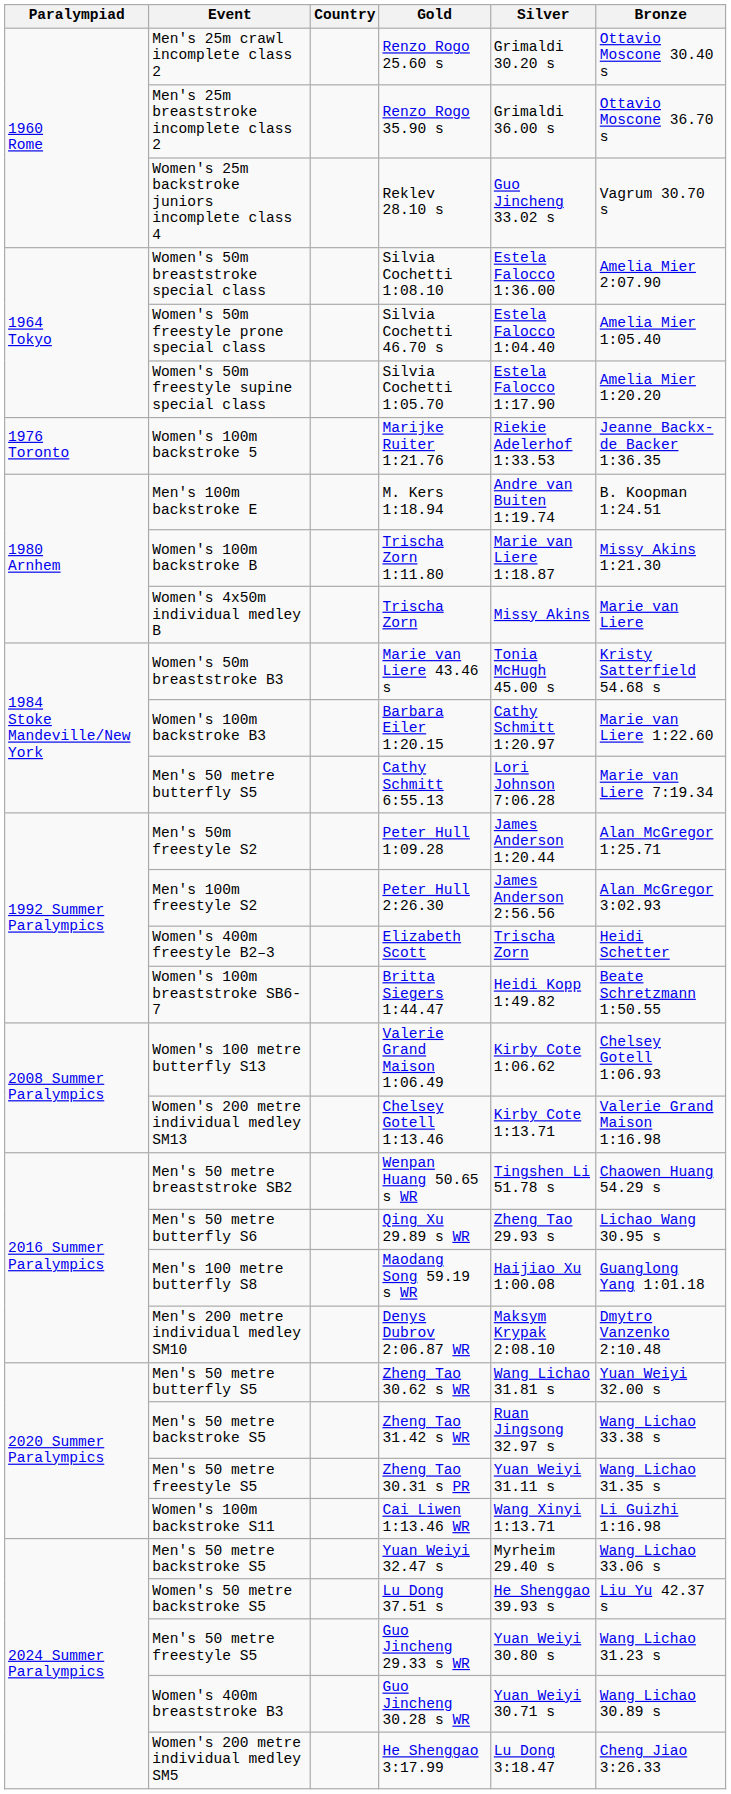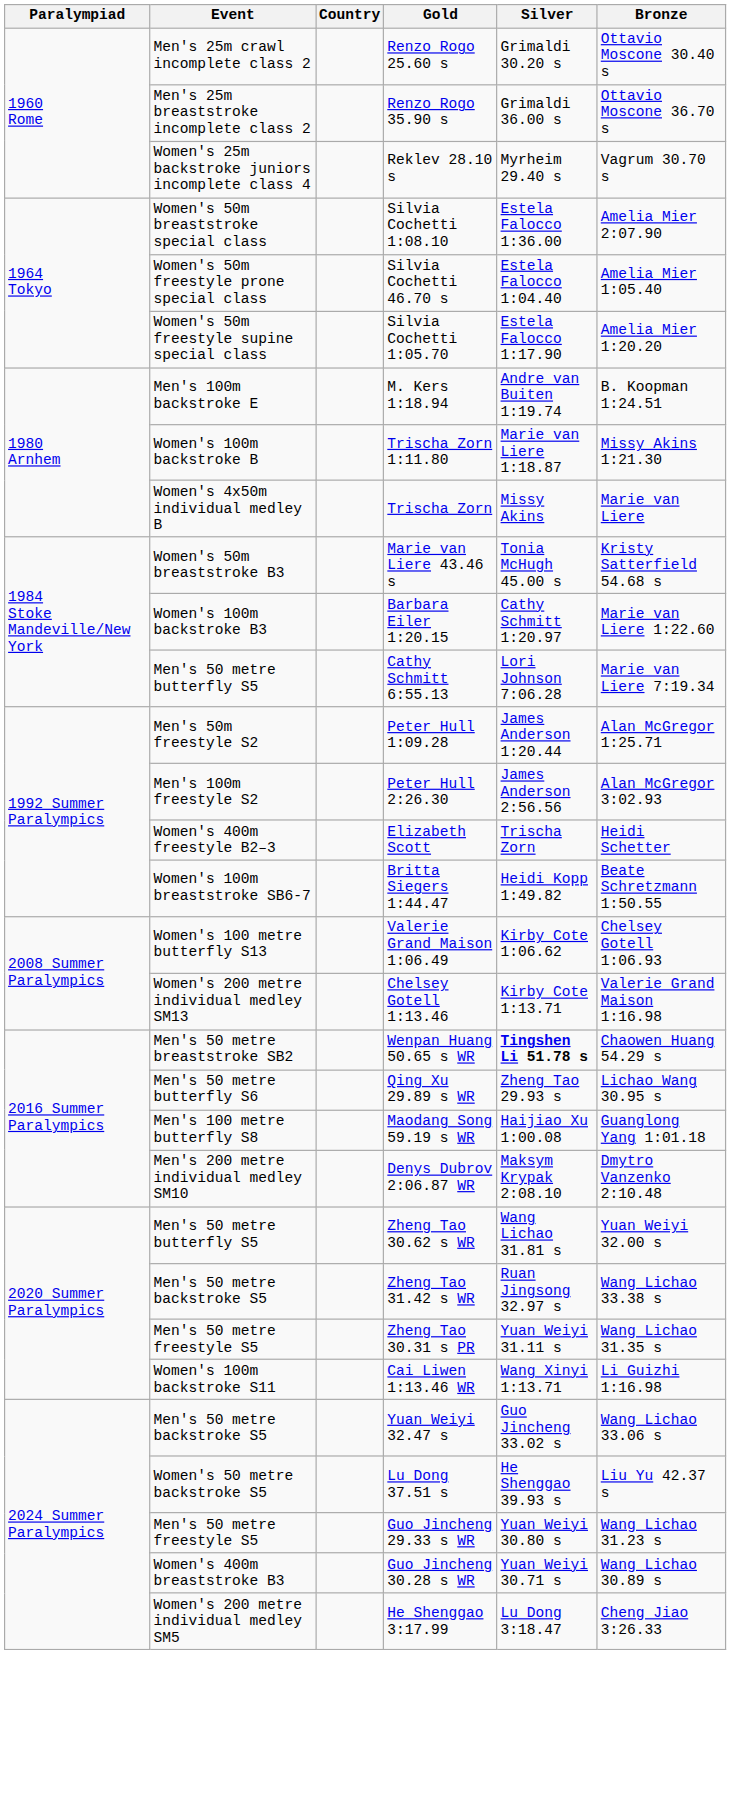(529, 203) Guo Jincheng 33.02 s -> (531, 170) Myrheim 29.40 s
- row: (413, 446)
(542, 1181) normal -> (544, 1050) bold
(524, 1559) Myrheim 29.40 s -> (536, 1428) Guo Jincheng 33.02 s
